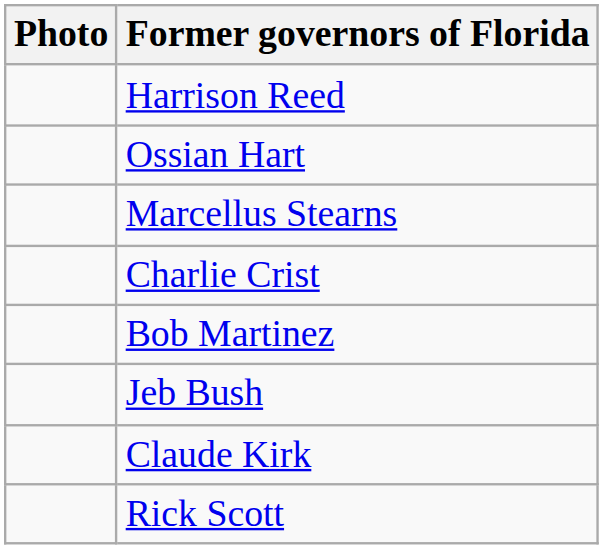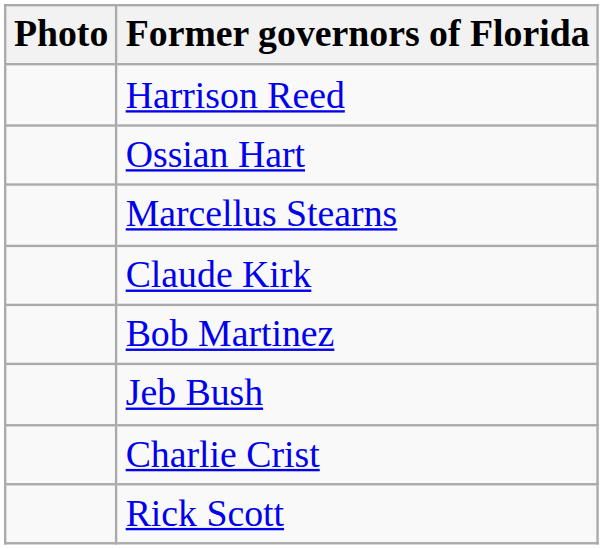rows swapped: (219, 453) <-> (223, 273)
